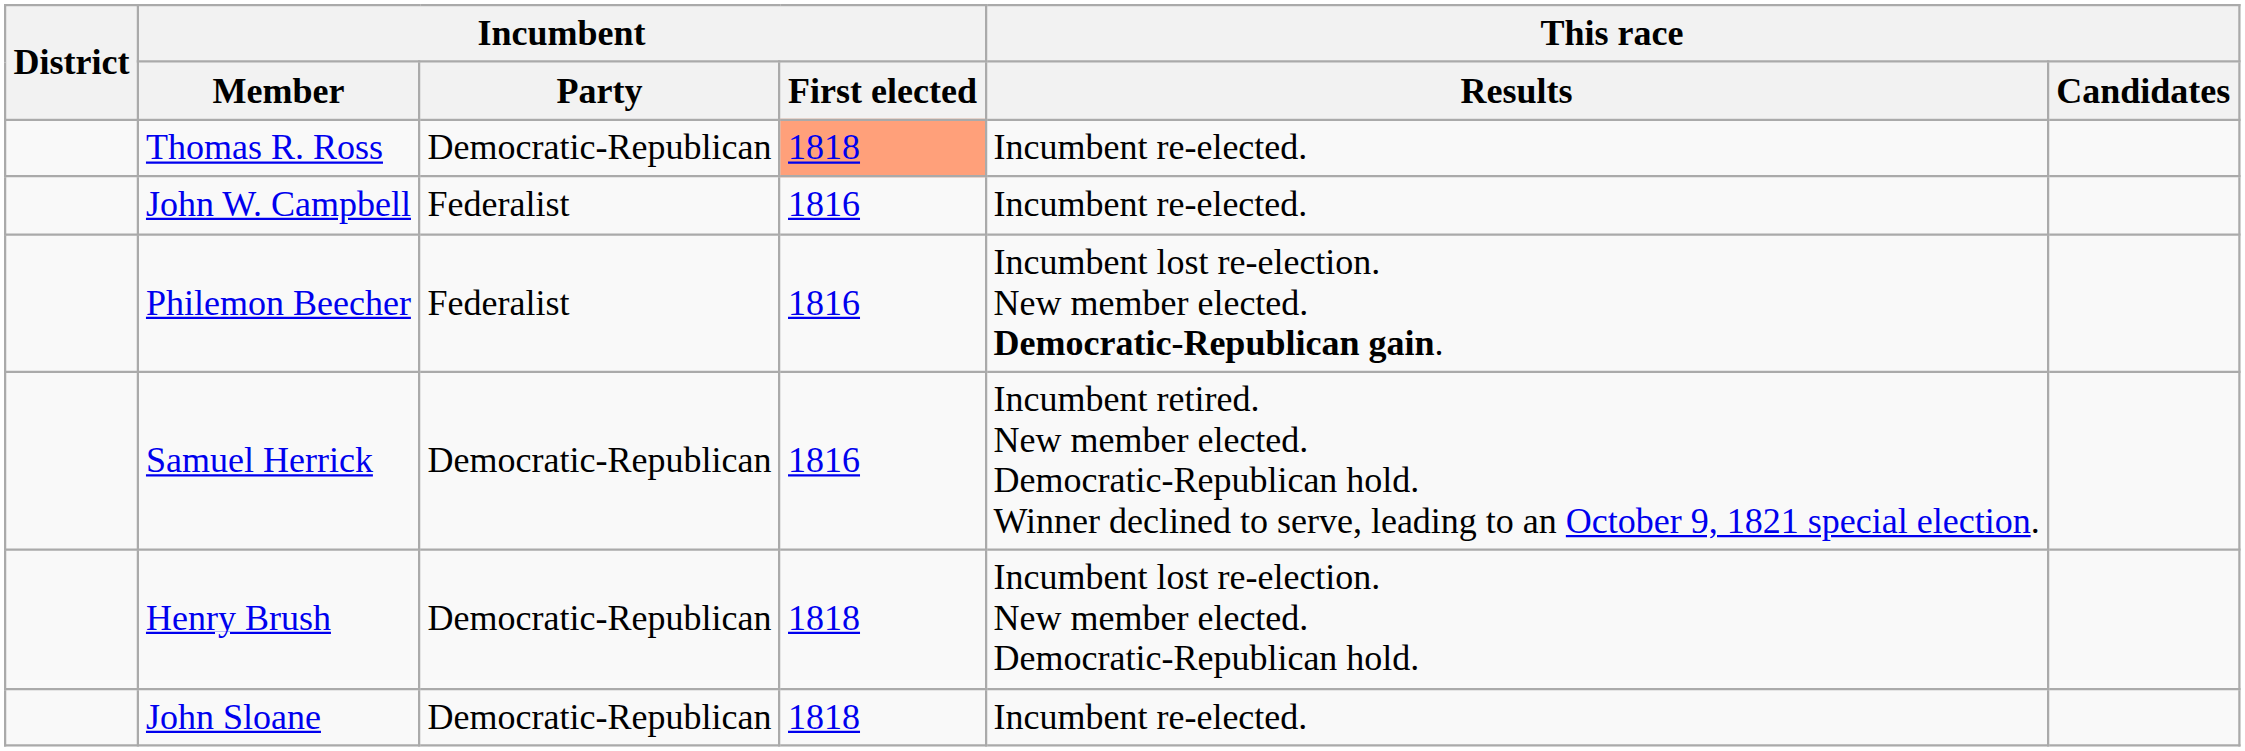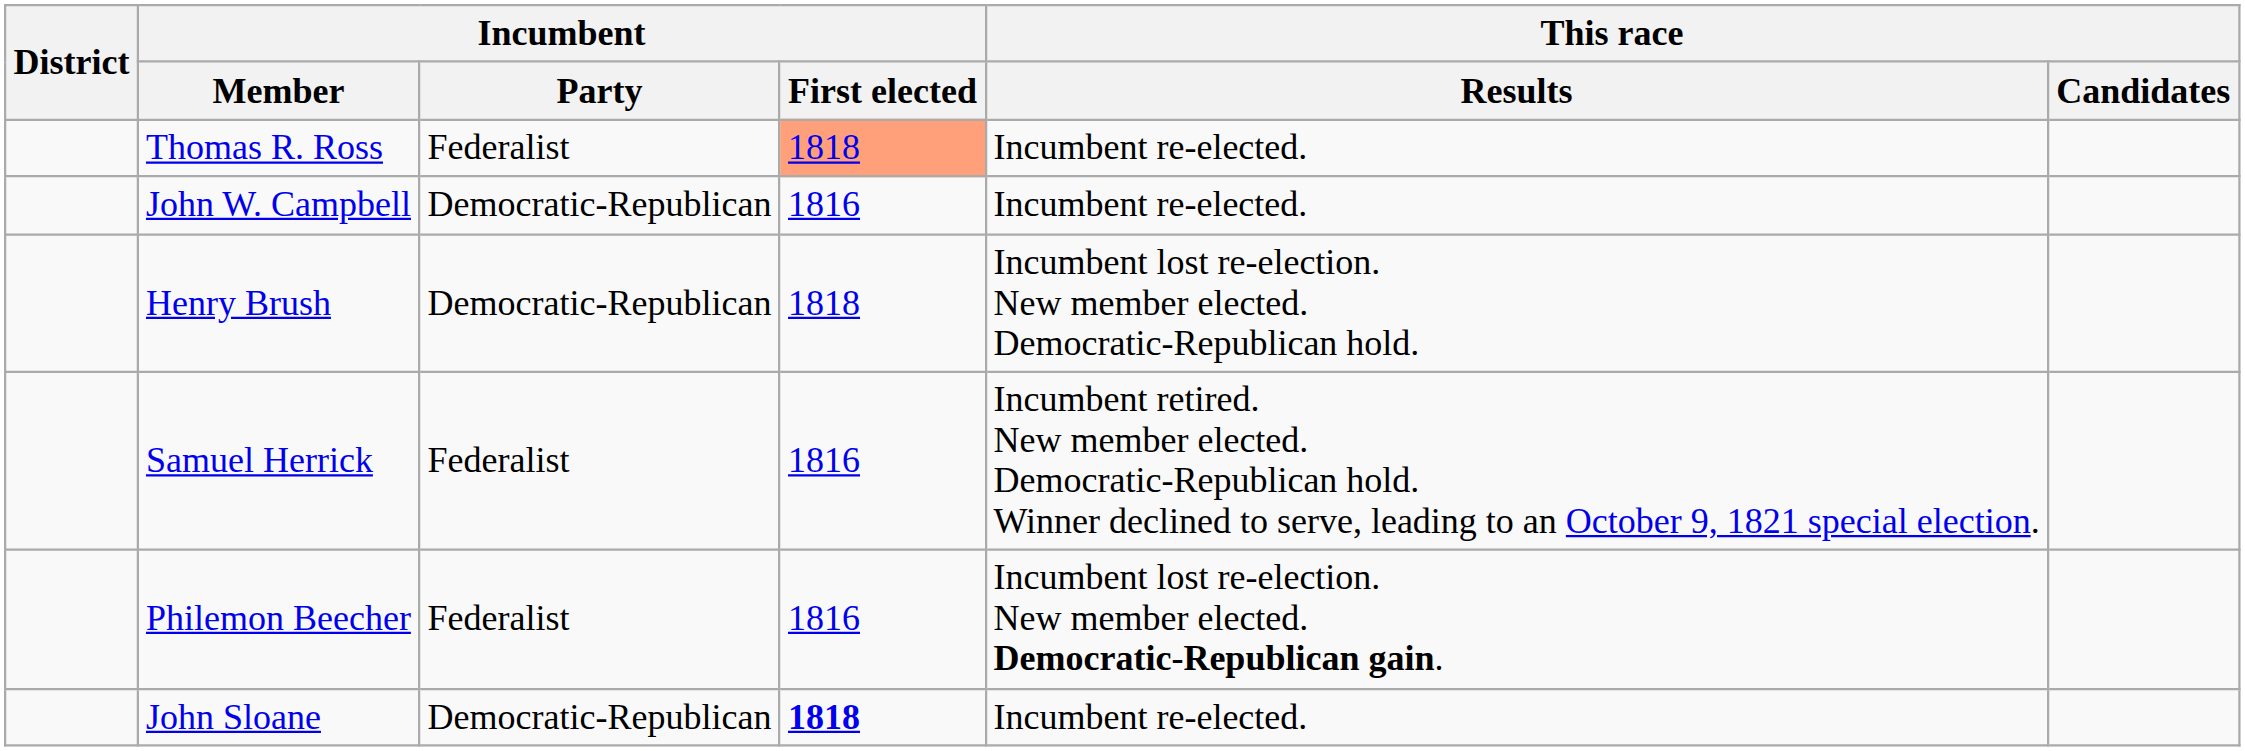(599, 147) Democratic-Republican -> (499, 147) Federalist
(499, 204) Federalist -> (599, 204) Democratic-Republican
rows swapped: (238, 618) <-> (278, 301)
(599, 460) Democratic-Republican -> (499, 460) Federalist
(824, 716) normal -> (824, 716) bold
